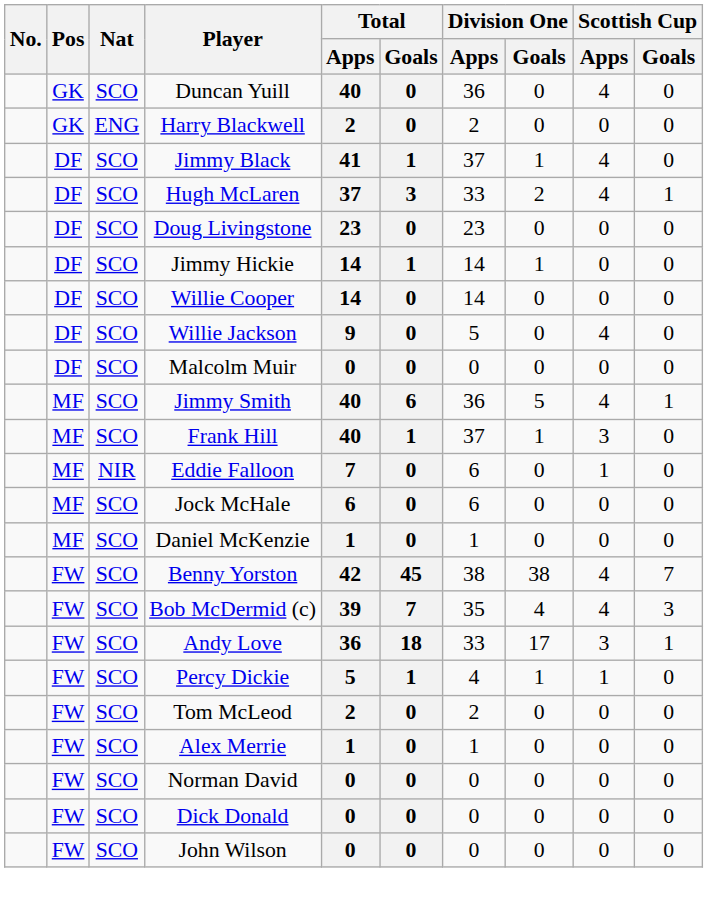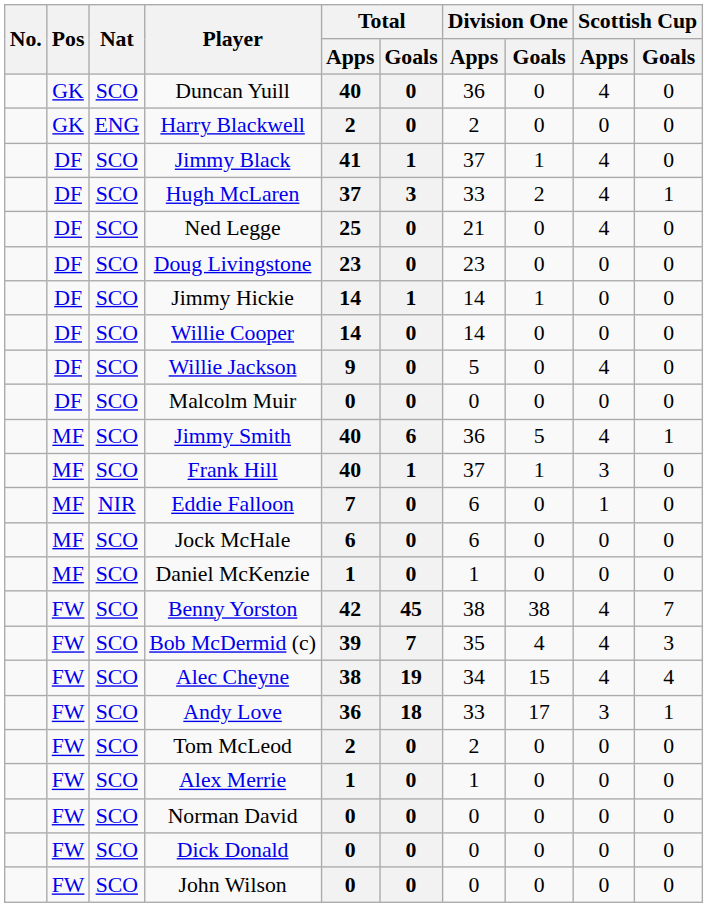+ row: (233, 228)
+ row: (233, 677)
- row: (233, 677)
